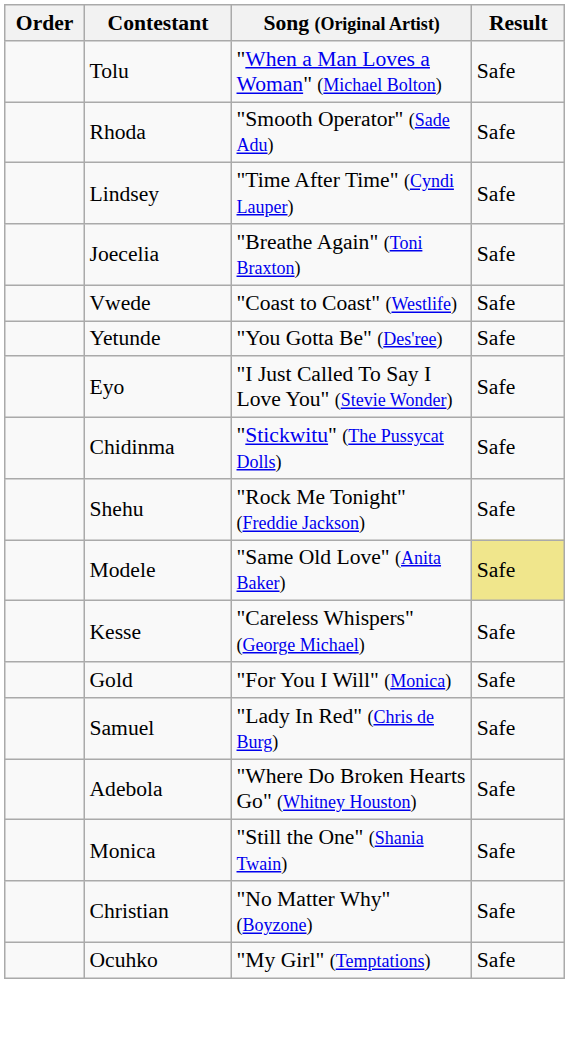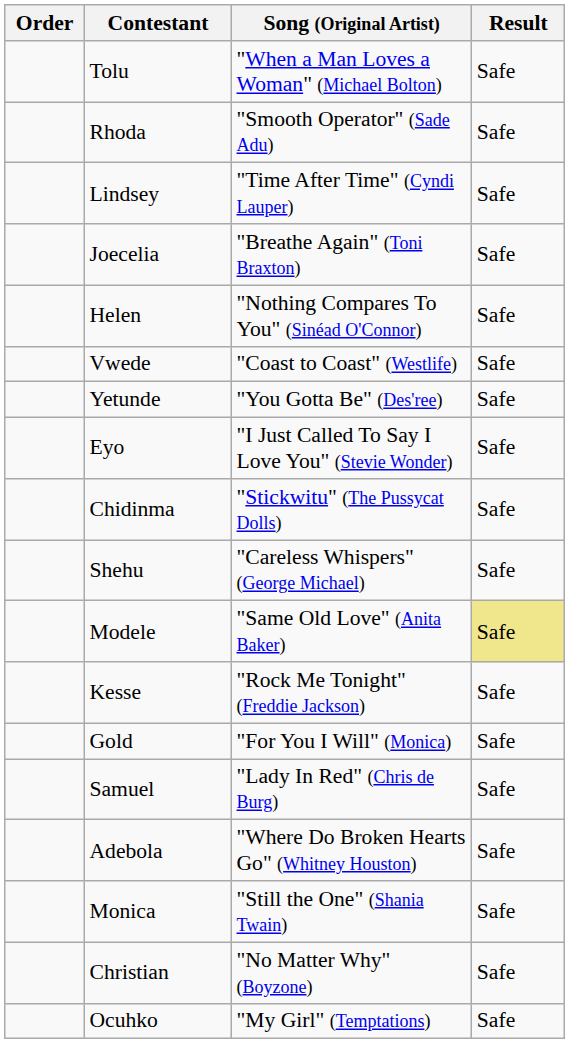+ row: (115, 315)
(321, 509) "Rock Me Tonight" (Freddie Jackson) -> (325, 570) "Careless Whispers" (George Michael)
(325, 631) "Careless Whispers" (George Michael) -> (321, 692) "Rock Me Tonight" (Freddie Jackson)
